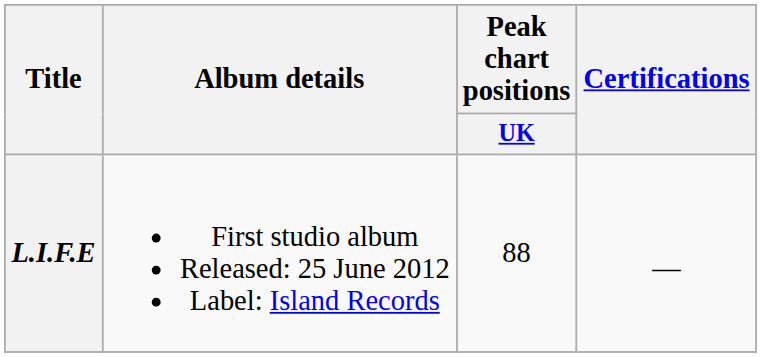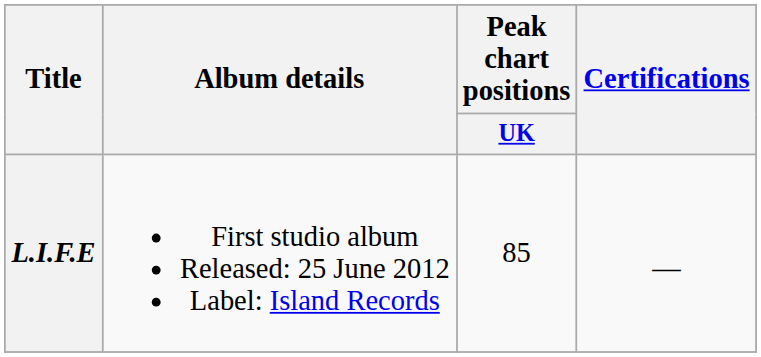(517, 252) 88 -> (517, 252) 85
